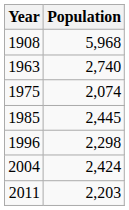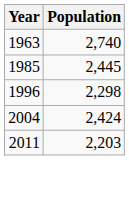- row: (24, 42)
- row: (24, 92)
